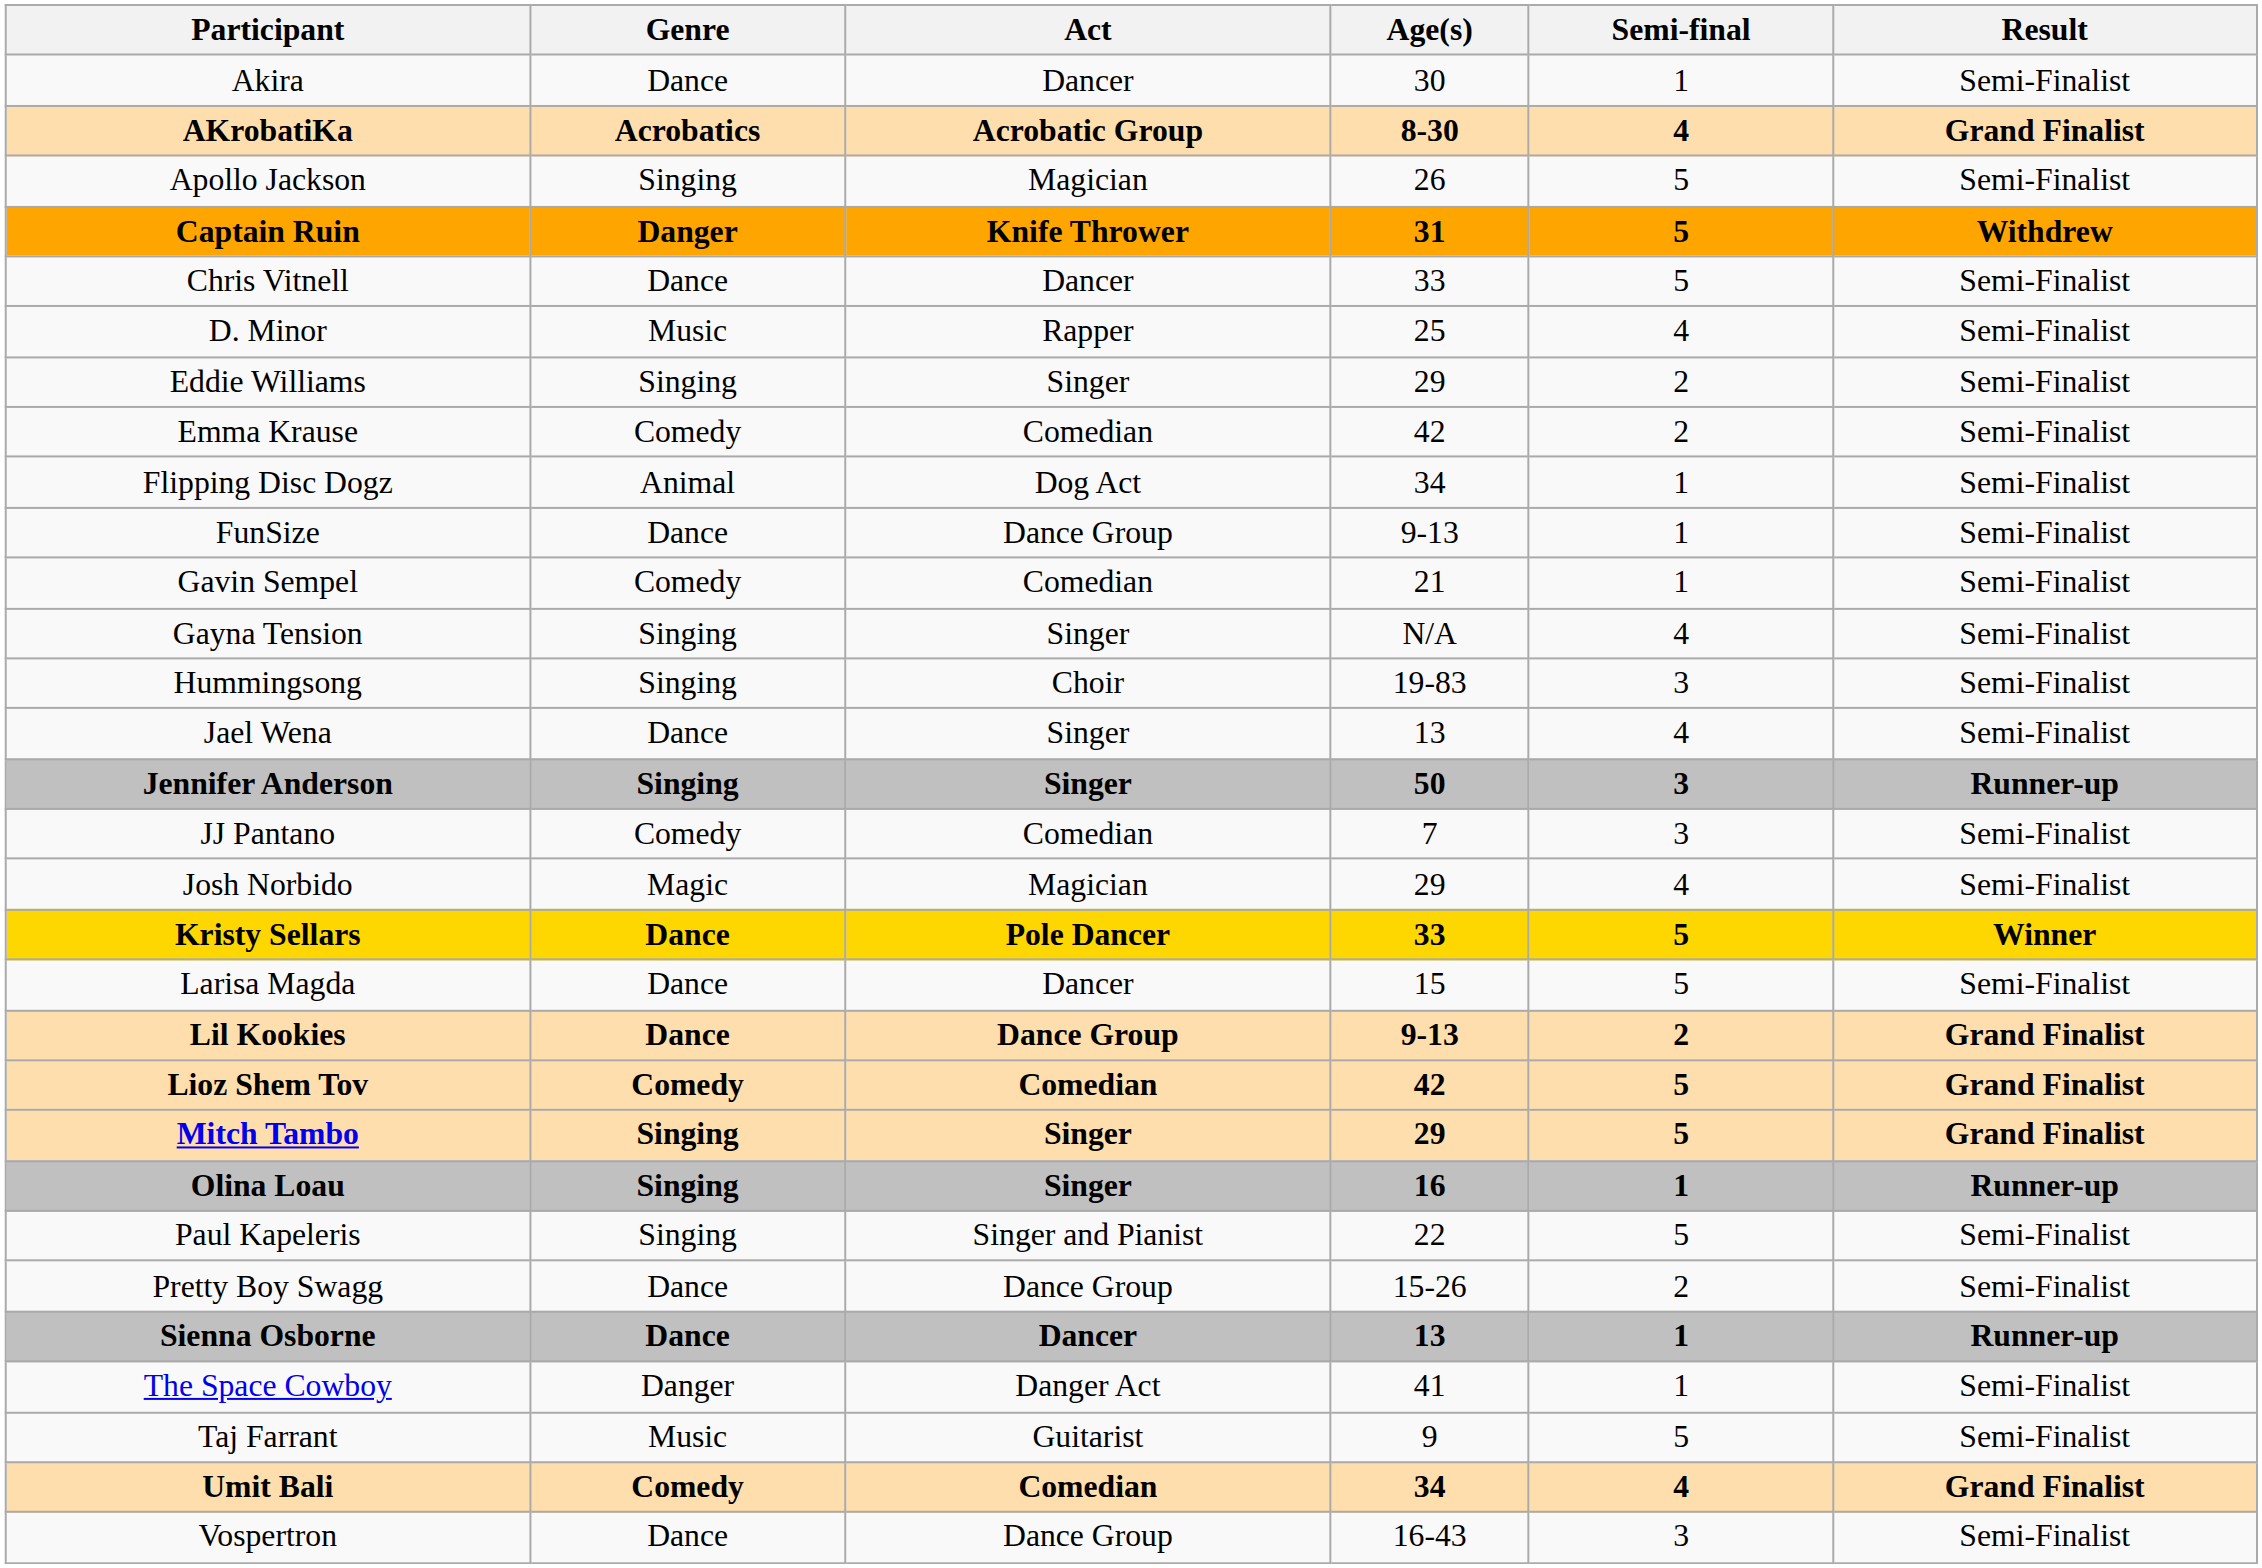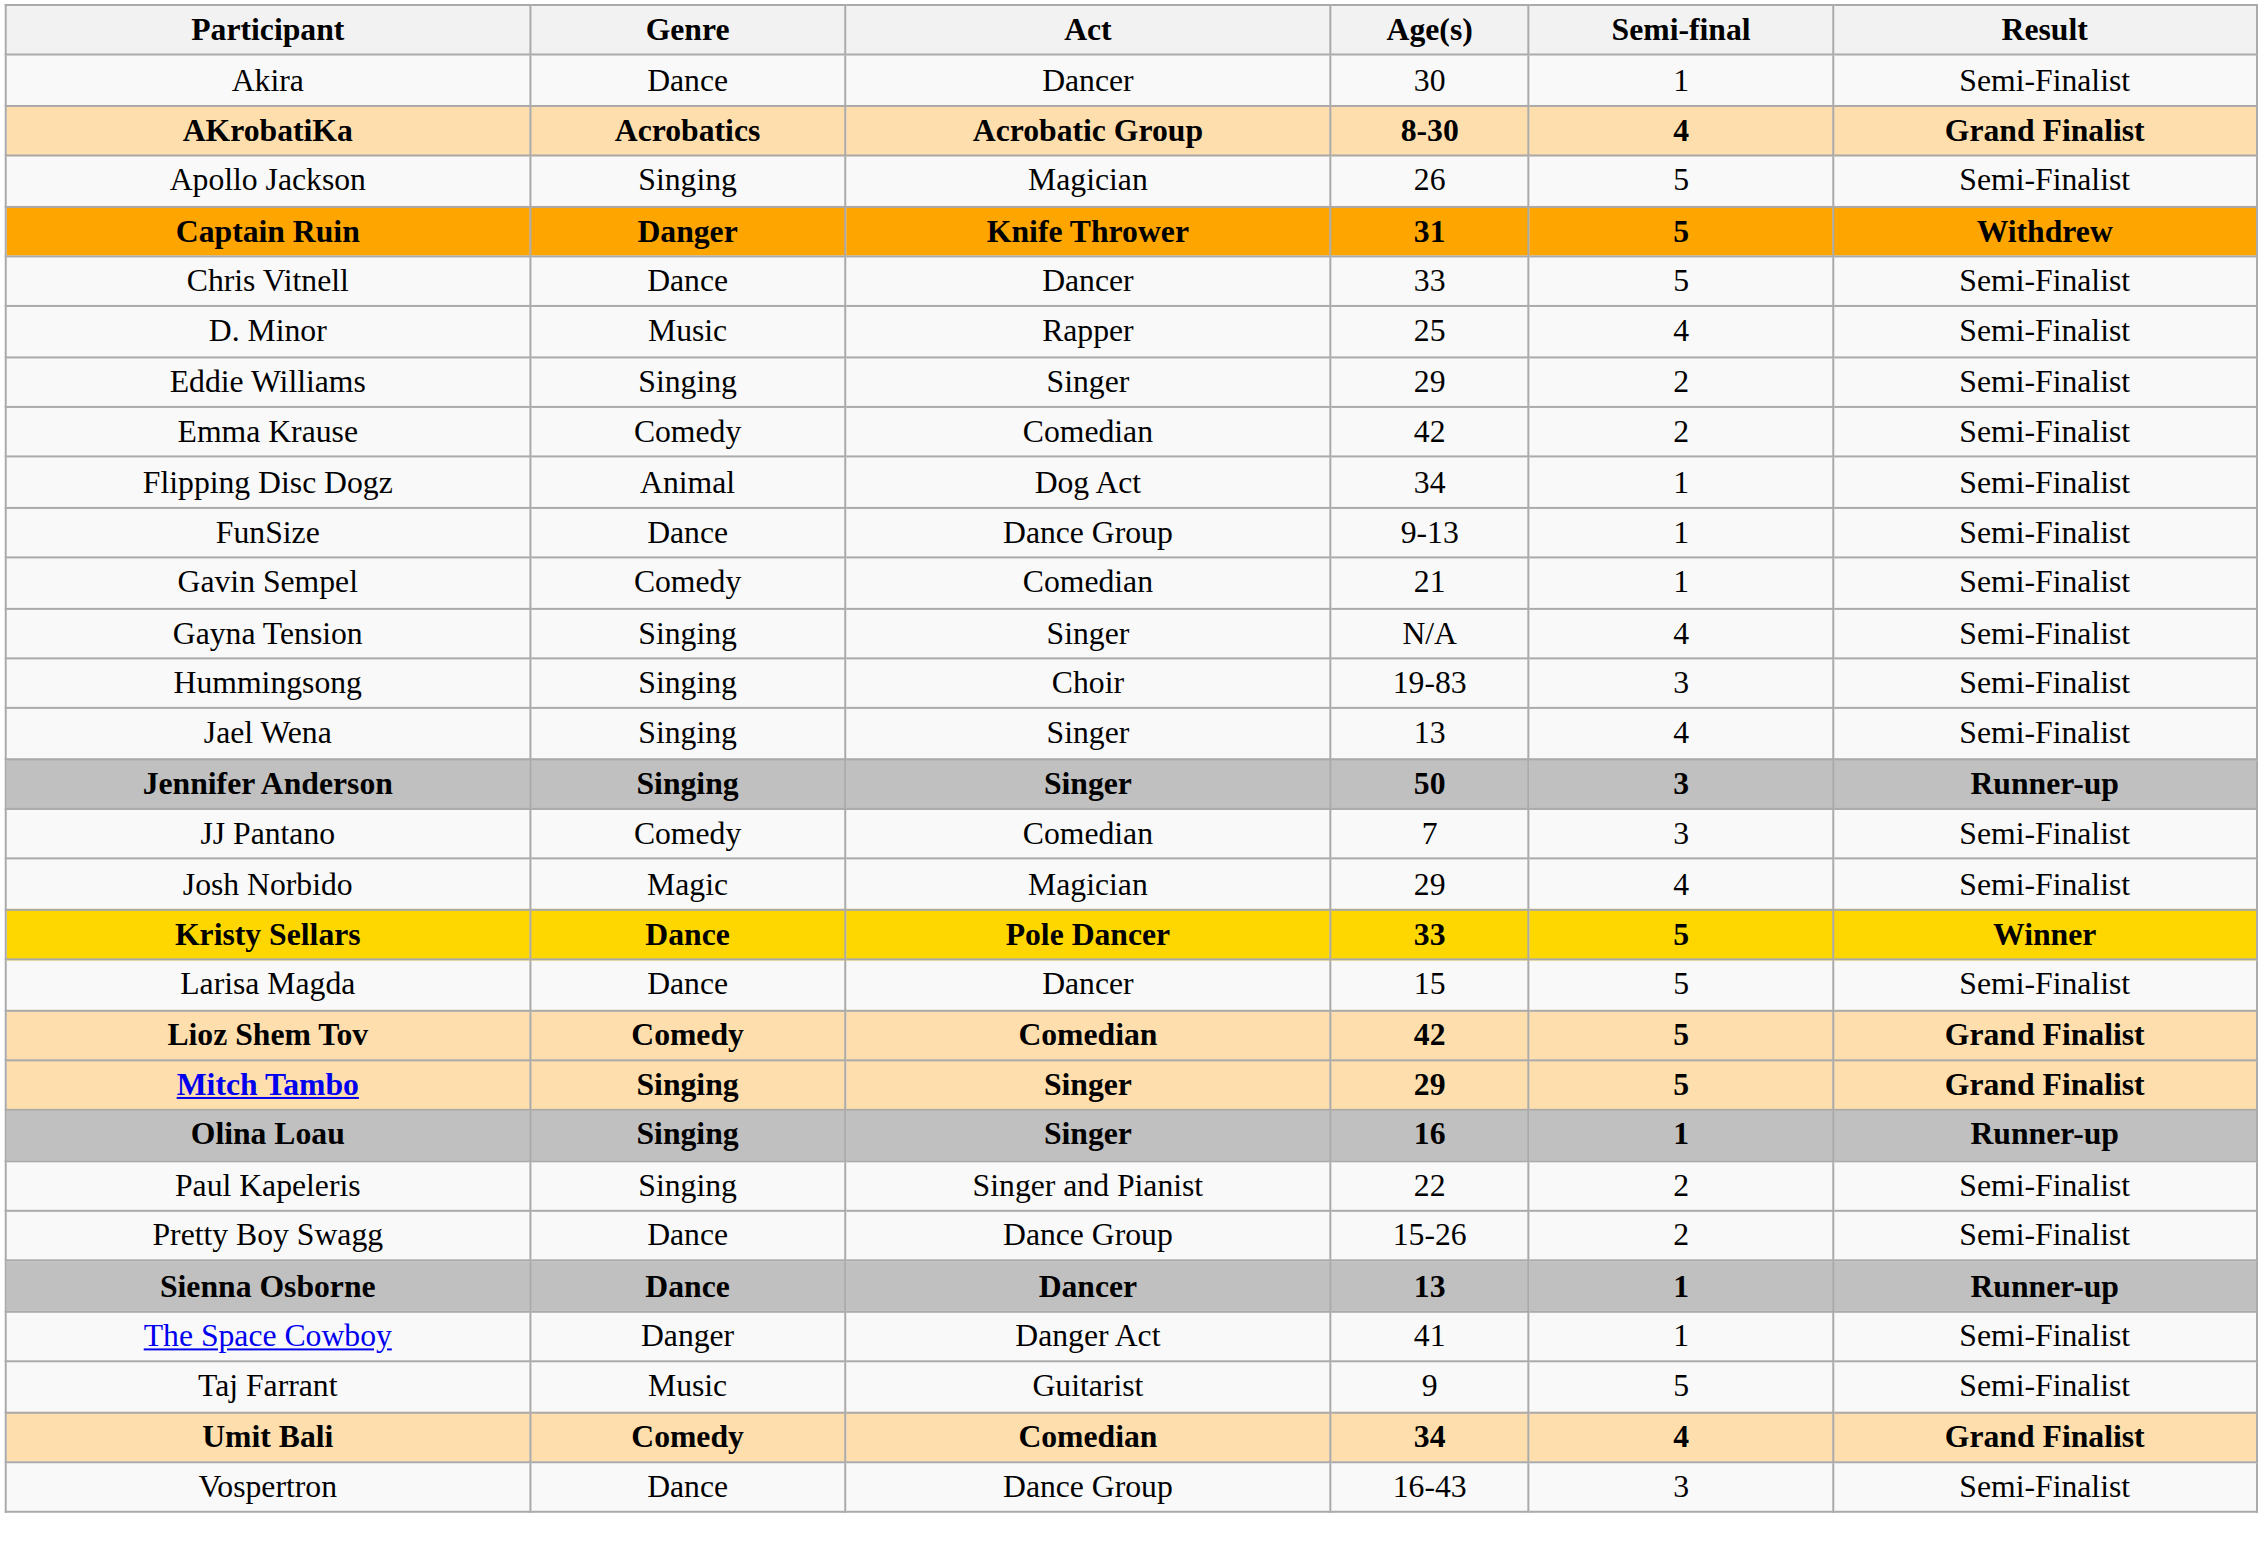(688, 733) Dance -> (688, 733) Singing
- row: (268, 1034)
(1681, 1235) 5 -> (1681, 1185) 2
